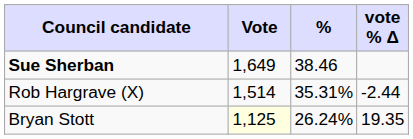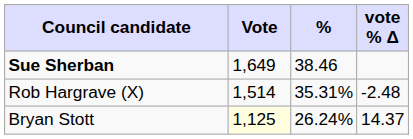(381, 92) -2.44 -> (381, 92) -2.48
(383, 119) 19.35 -> (383, 119) 14.37
